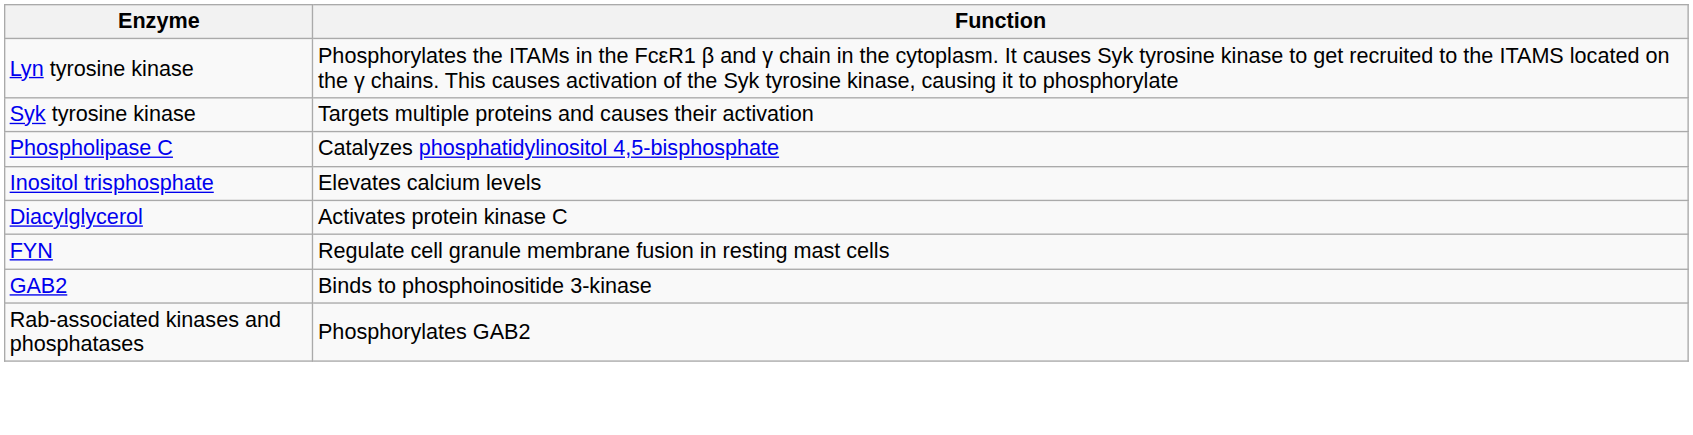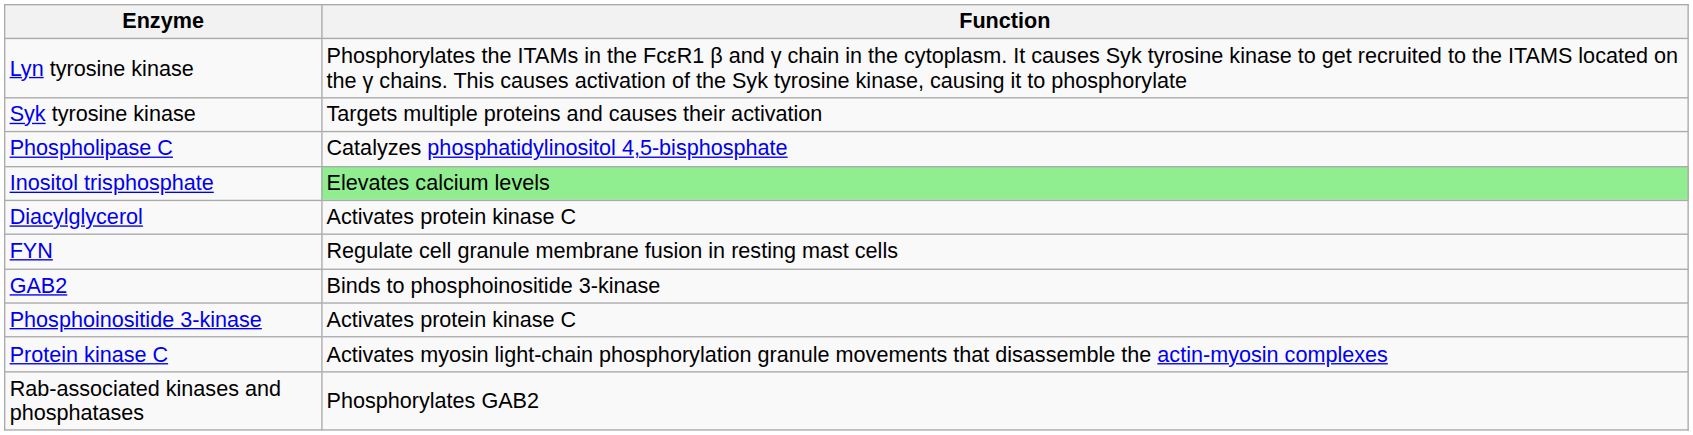(430, 182) no background -> (438, 182) lightgreen background
+ row: (136, 319)
+ row: (89, 354)
